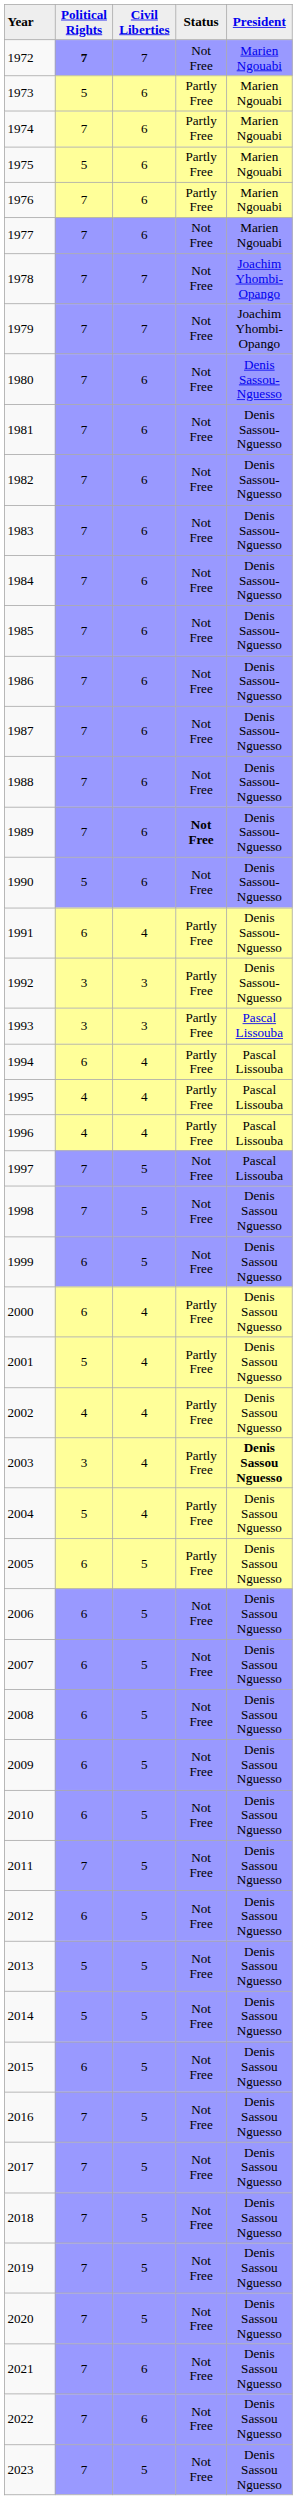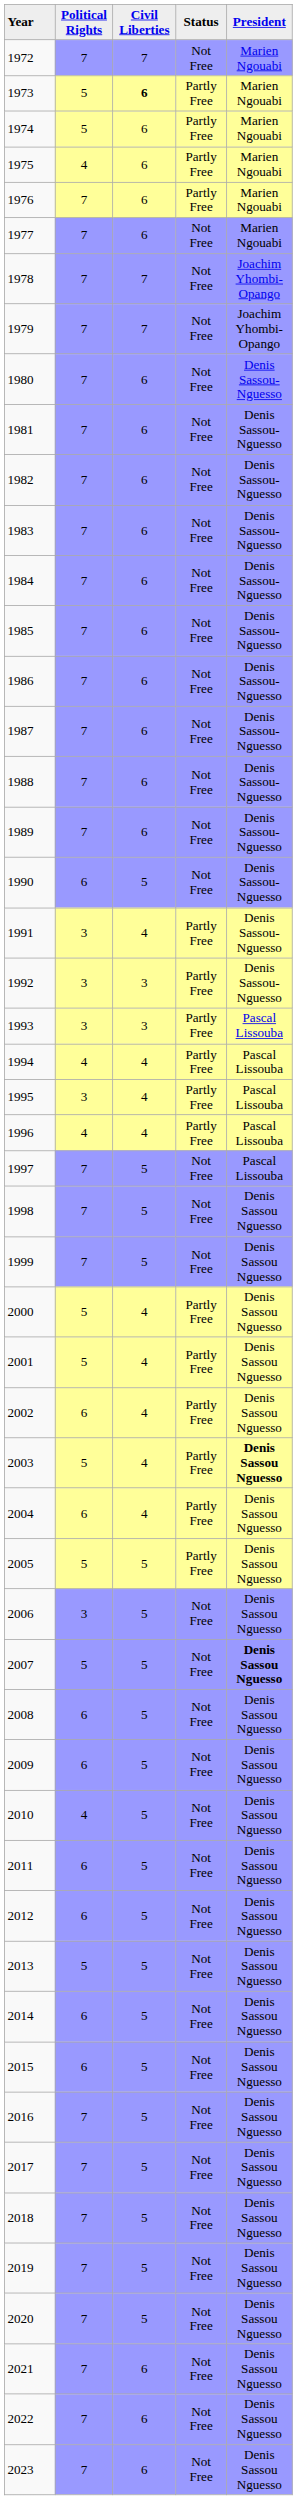(84, 57) bold -> (84, 57) normal
(144, 93) normal -> (144, 93) bold
(84, 128) 7 -> (84, 128) 5
(84, 164) 5 -> (84, 164) 4
(201, 832) bold -> (201, 832) normal
(84, 882) 5 -> (84, 882) 6
(144, 882) 6 -> (144, 882) 5
(84, 932) 6 -> (84, 932) 3
(84, 1061) 6 -> (84, 1061) 4
(84, 1097) 4 -> (84, 1097) 3
(84, 1261) 6 -> (84, 1261) 7
(84, 1312) 6 -> (84, 1312) 5
(84, 1412) 4 -> (84, 1412) 6
(84, 1463) 3 -> (84, 1463) 5
(84, 1513) 5 -> (84, 1513) 6
(84, 1563) 6 -> (84, 1563) 5
(84, 1614) 6 -> (84, 1614) 3
(84, 1664) 6 -> (84, 1664) 5
(259, 1664) normal -> (259, 1664) bold
(84, 1815) 6 -> (84, 1815) 4
(84, 1865) 7 -> (84, 1865) 6
(84, 2016) 5 -> (84, 2016) 6
(144, 2469) 5 -> (144, 2469) 6
